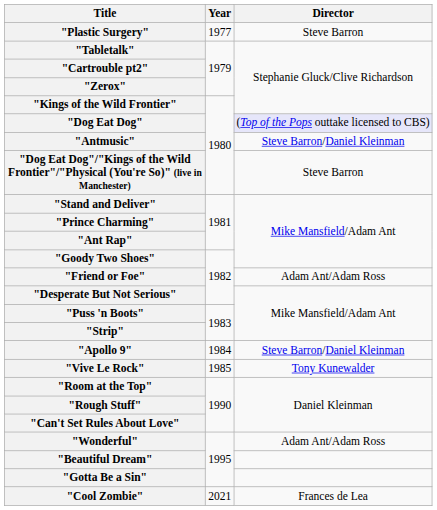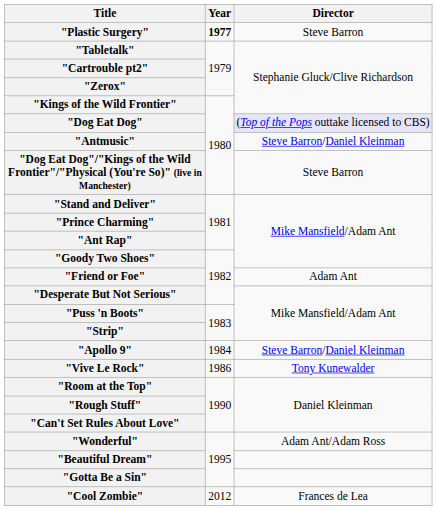(220, 31) normal -> (220, 31) bold
(333, 277) Adam Ant/Adam Ross -> (333, 277) Adam Ant
(220, 368) 1985 -> (220, 368) 1986
(220, 496) 2021 -> (220, 496) 2012
